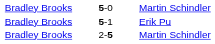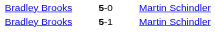(155, 21) Erik Pu -> (175, 21) Martin Schindler
- row: (106, 35)
